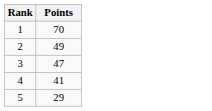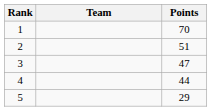+ column: (99, 13)
(59, 47) 49 -> (184, 47) 51
(59, 81) 41 -> (184, 81) 44
